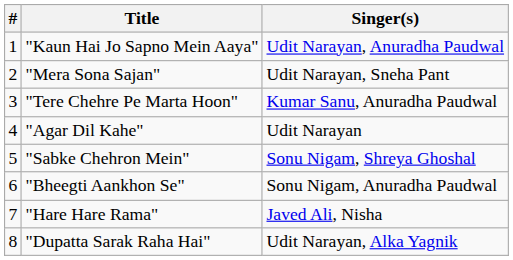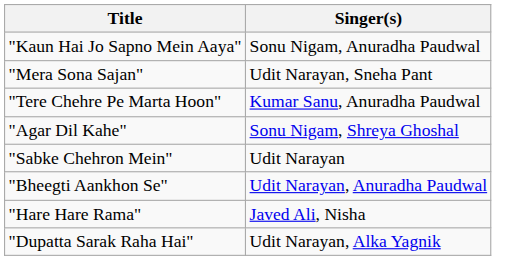- column: (13, 18)
(385, 46) Udit Narayan, Anuradha Paudwal -> (365, 46) Sonu Nigam, Anuradha Paudwal
(314, 130) Udit Narayan -> (354, 130) Sonu Nigam, Shreya Ghoshal
(371, 158) Sonu Nigam, Shreya Ghoshal -> (297, 158) Udit Narayan
(382, 185) Sonu Nigam, Anuradha Paudwal -> (368, 185) Udit Narayan, Anuradha Paudwal
